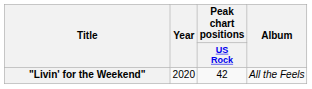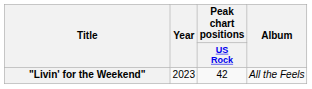(184, 75) 2020 -> (184, 75) 2023
